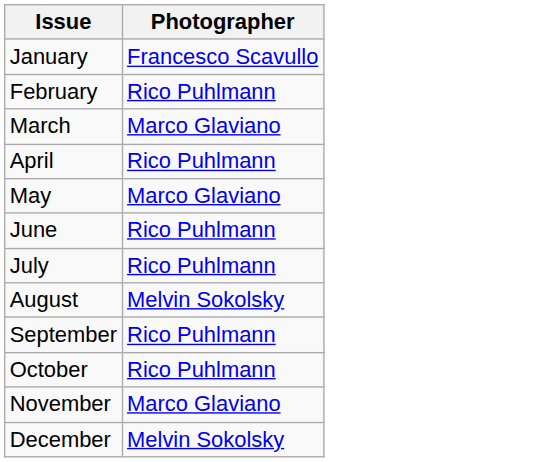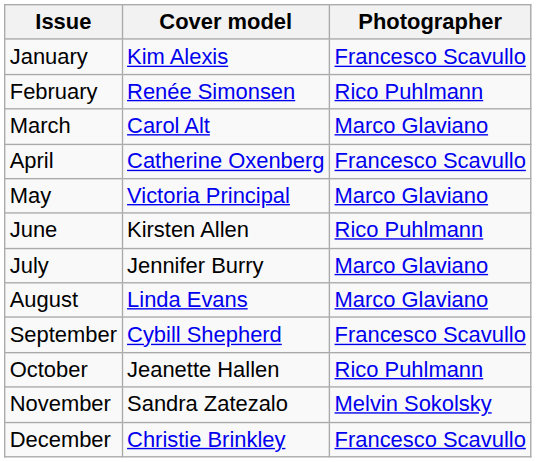+ column: (226, 21)
(201, 160) Rico Puhlmann -> (430, 160) Francesco Scavullo
(201, 265) Rico Puhlmann -> (411, 265) Marco Glaviano
(206, 299) Melvin Sokolsky -> (411, 299) Marco Glaviano
(201, 334) Rico Puhlmann -> (430, 334) Francesco Scavullo
(204, 404) Marco Glaviano -> (413, 404) Melvin Sokolsky
(206, 439) Melvin Sokolsky -> (430, 439) Francesco Scavullo
